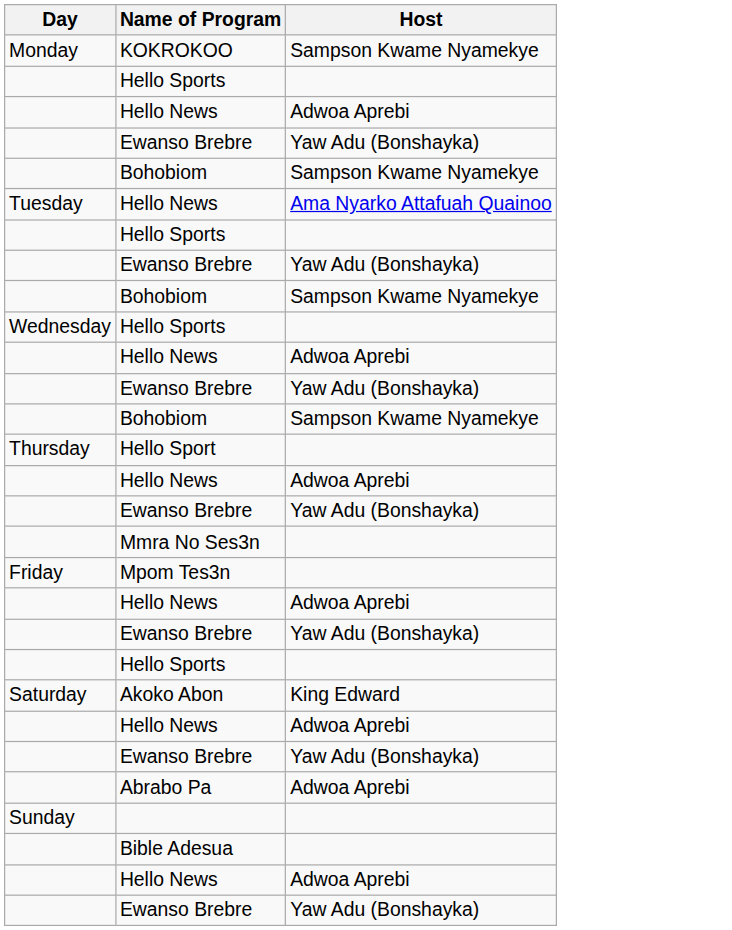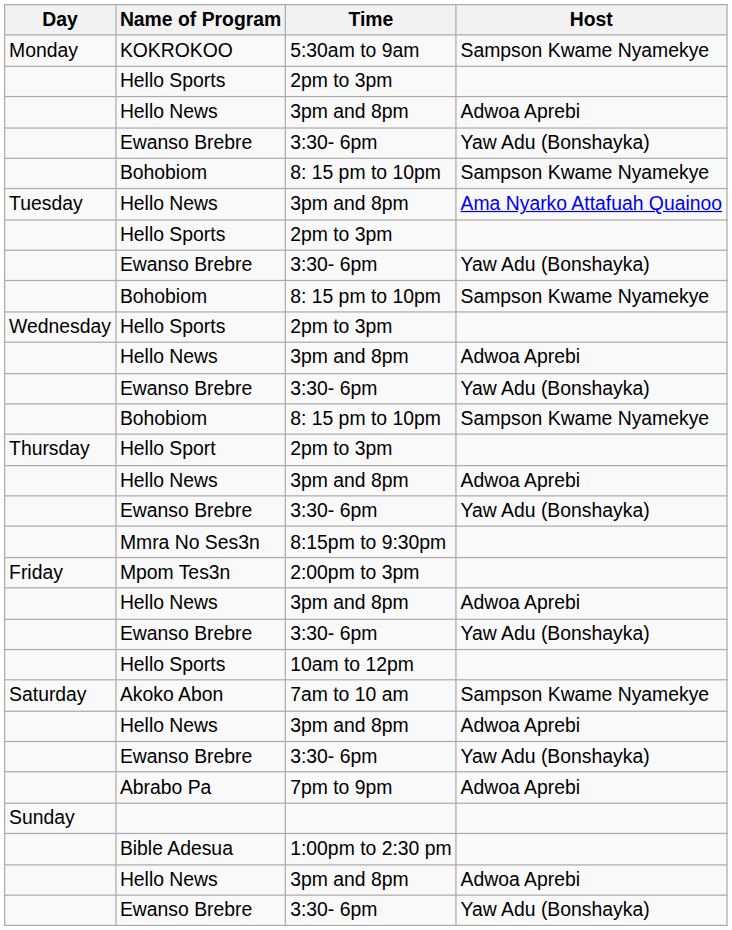+ column: (371, 19)
(345, 695) King Edward -> (585, 695) Sampson Kwame Nyamekye
